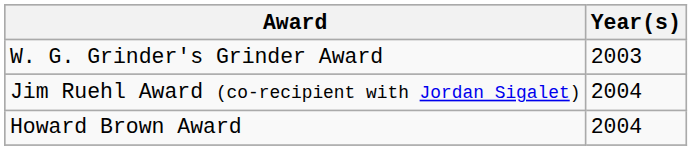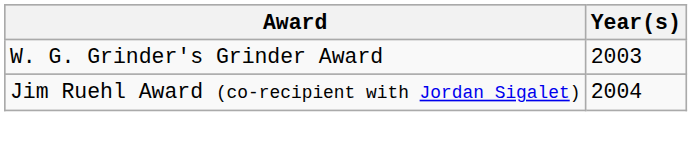- row: (126, 127)
